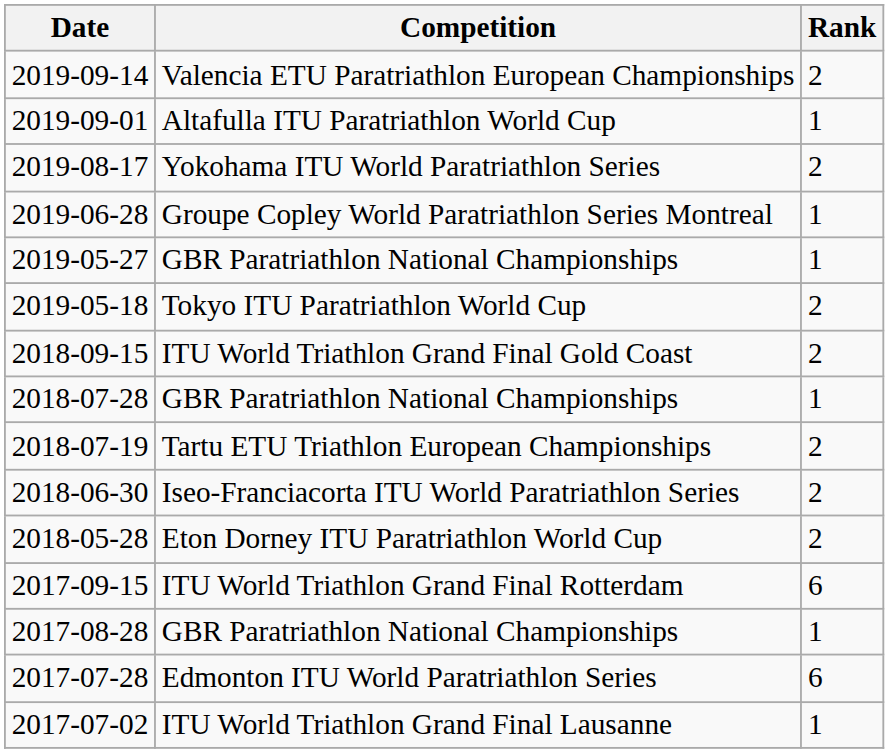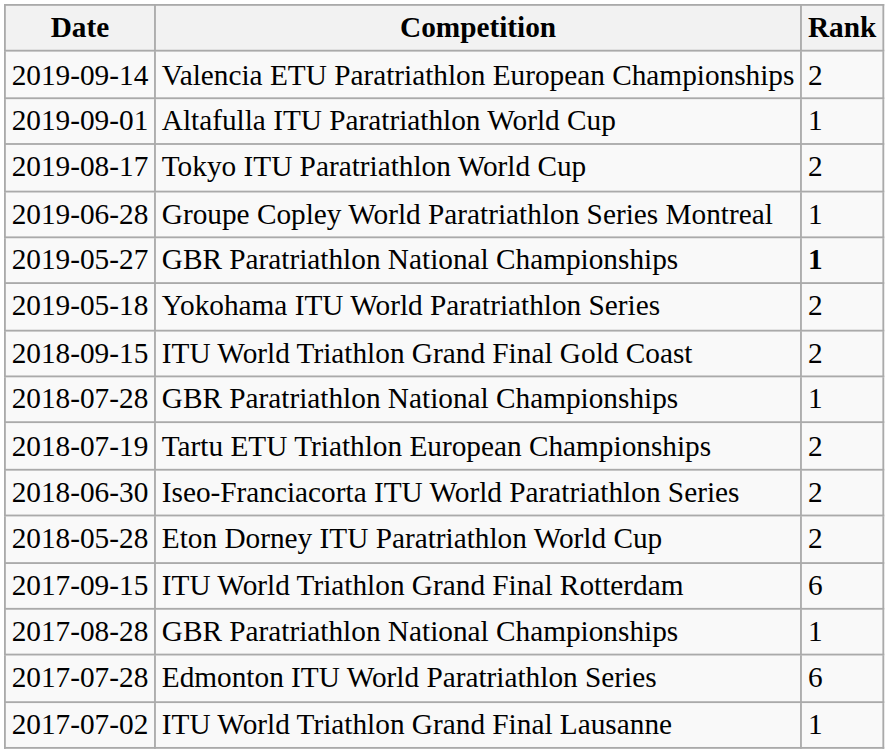(411, 167) Yokohama ITU World Paratriathlon Series -> (374, 167) Tokyo ITU Paratriathlon World Cup
(815, 259) normal -> (815, 259) bold
(374, 306) Tokyo ITU Paratriathlon World Cup -> (411, 306) Yokohama ITU World Paratriathlon Series
